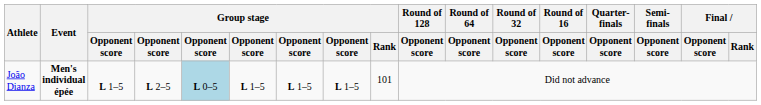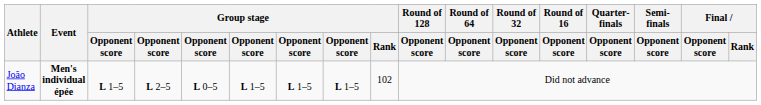(205, 86) lightblue background -> (205, 86) no background
(384, 81) 101 -> (384, 81) 102
